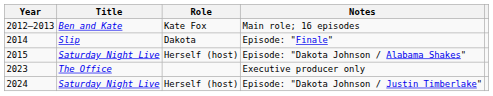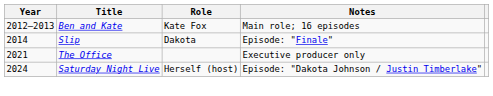- row: (354, 55)
(17, 69) 2023 -> (17, 55) 2021
